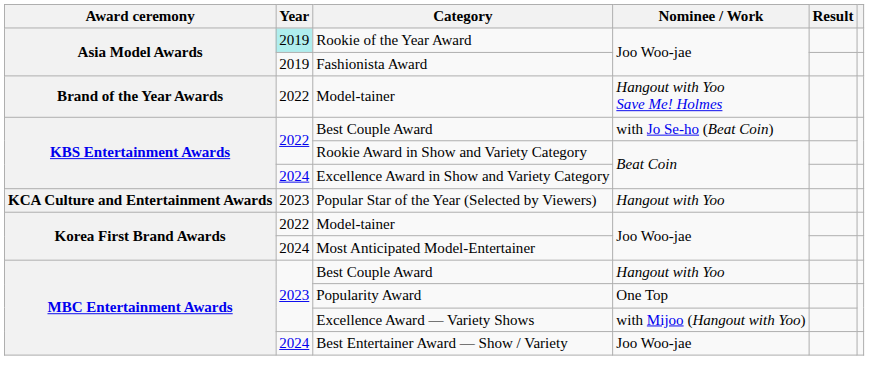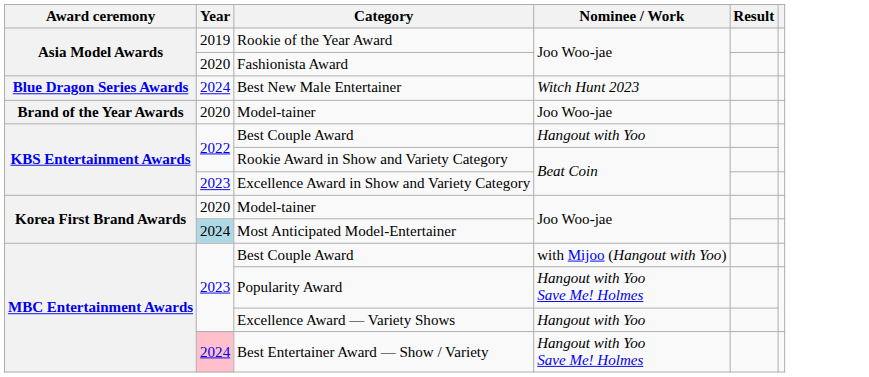(294, 40) paleturquoise background -> (215, 40) no background
(294, 64) 2019 -> (215, 64) 2020
+ row: (101, 87)
(294, 96) 2022 -> (215, 111) 2020
(670, 96) Hangout with Yoo Save Me! Holmes -> (575, 111) Joo Woo-jae
(695, 128) with Jo Se-ho (Beat Coin) -> (591, 135) Hangout with Yoo
(294, 176) 2024 -> (215, 183) 2023
- row: (140, 200)
(294, 224) 2022 -> (215, 207) 2020
(294, 248) no background -> (215, 231) lightblue background
(670, 271) Hangout with Yoo -> (632, 254) with Mijoo (Hangout with Yoo)
(642, 295) One Top -> (591, 287) Hangout with Yoo Save Me! Holmes
(711, 319) with Mijoo (Hangout with Yoo) -> (591, 319) Hangout with Yoo
(294, 343) no background -> (215, 351) pink background
(654, 343) Joo Woo-jae -> (591, 351) Hangout with Yoo Save Me! Holmes
